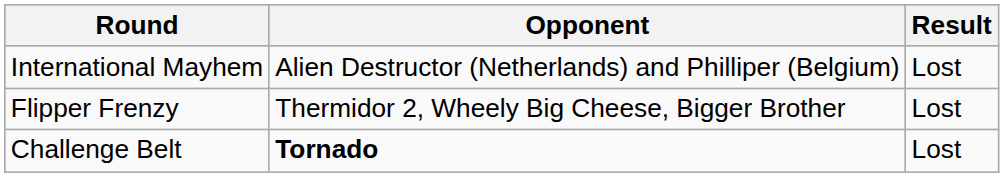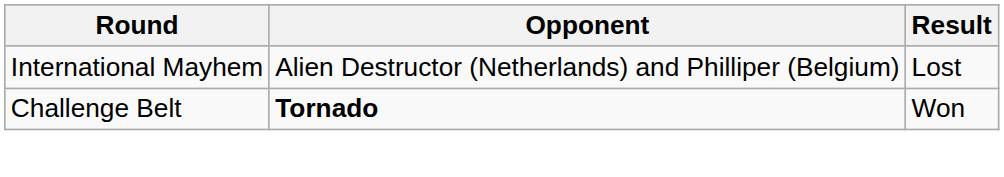- row: (95, 108)
(936, 150) Lost -> (938, 108) Won
